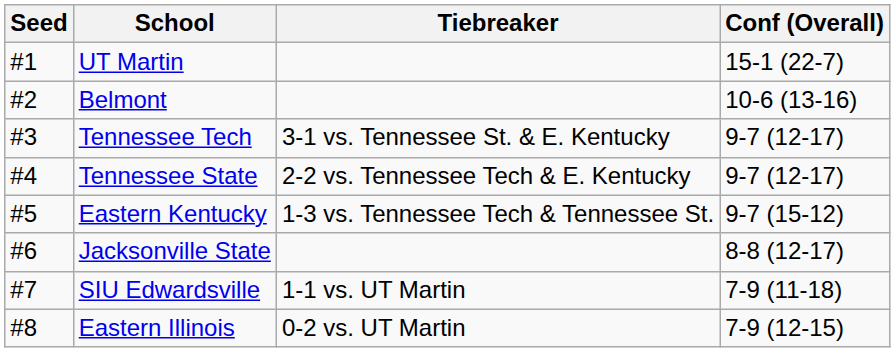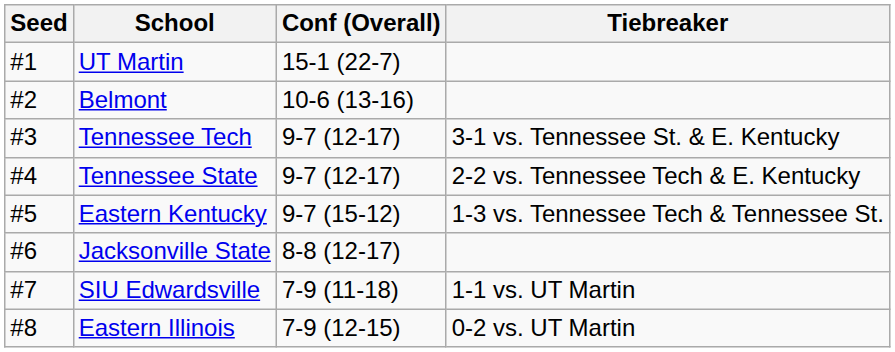columns swapped: (805, 23) <-> (498, 23)
